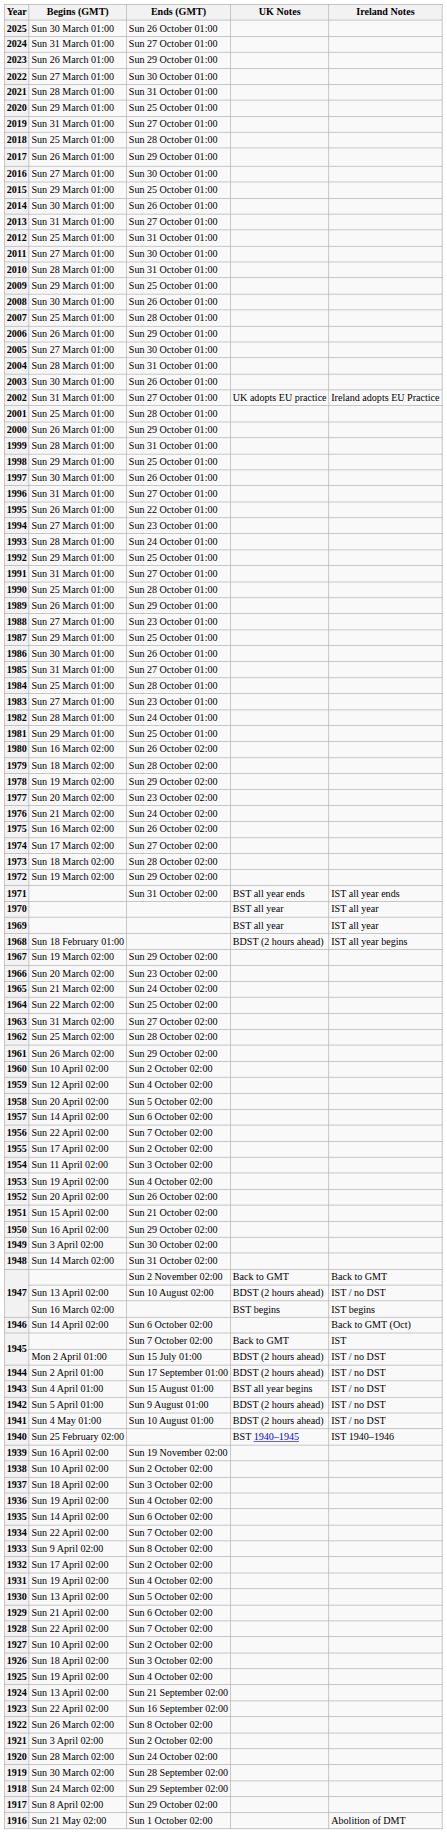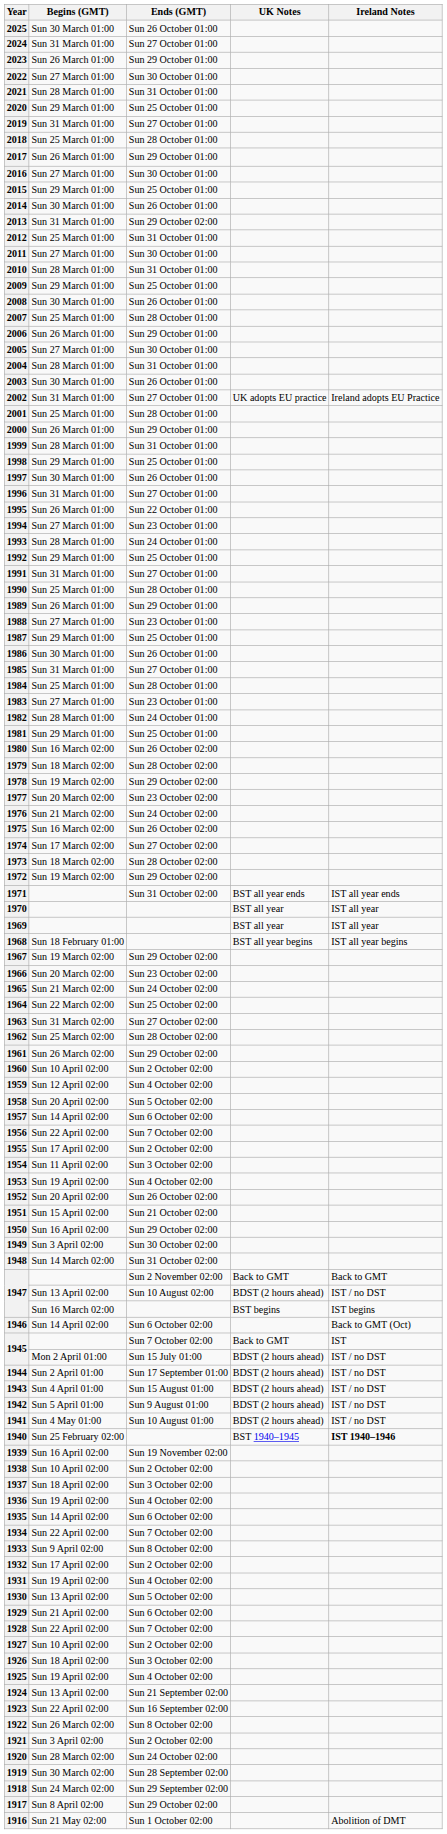(173, 222) Sun 27 October 01:00 -> (173, 222) Sun 29 October 02:00
(278, 941) BDST (2 hours ahead) -> (273, 941) BST all year begins
(273, 1389) BST all year begins -> (278, 1389) BDST (2 hours ahead)
(363, 1437) normal -> (363, 1437) bold
